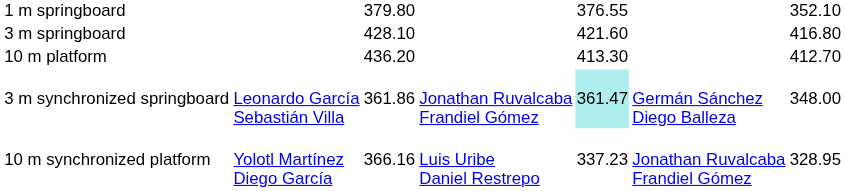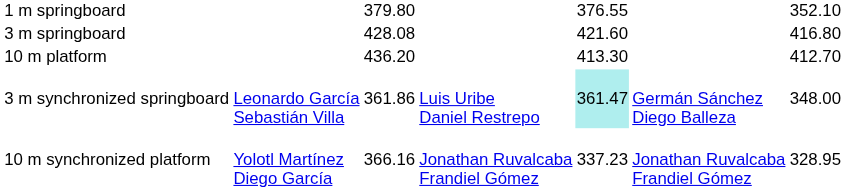(389, 33) 428.10 -> (389, 33) 428.08
(496, 108) Jonathan Ruvalcaba Frandiel Gómez -> (480, 108) Luis Uribe Daniel Restrepo
(480, 169) Luis Uribe Daniel Restrepo -> (496, 169) Jonathan Ruvalcaba Frandiel Gómez
